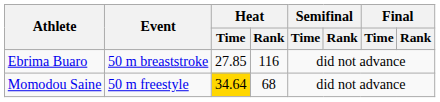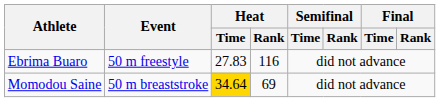(158, 61) 50 m breaststroke -> (148, 61) 50 m freestyle
(231, 61) 27.85 -> (231, 61) 27.83
(148, 85) 50 m freestyle -> (158, 85) 50 m breaststroke
(269, 85) 68 -> (269, 85) 69
